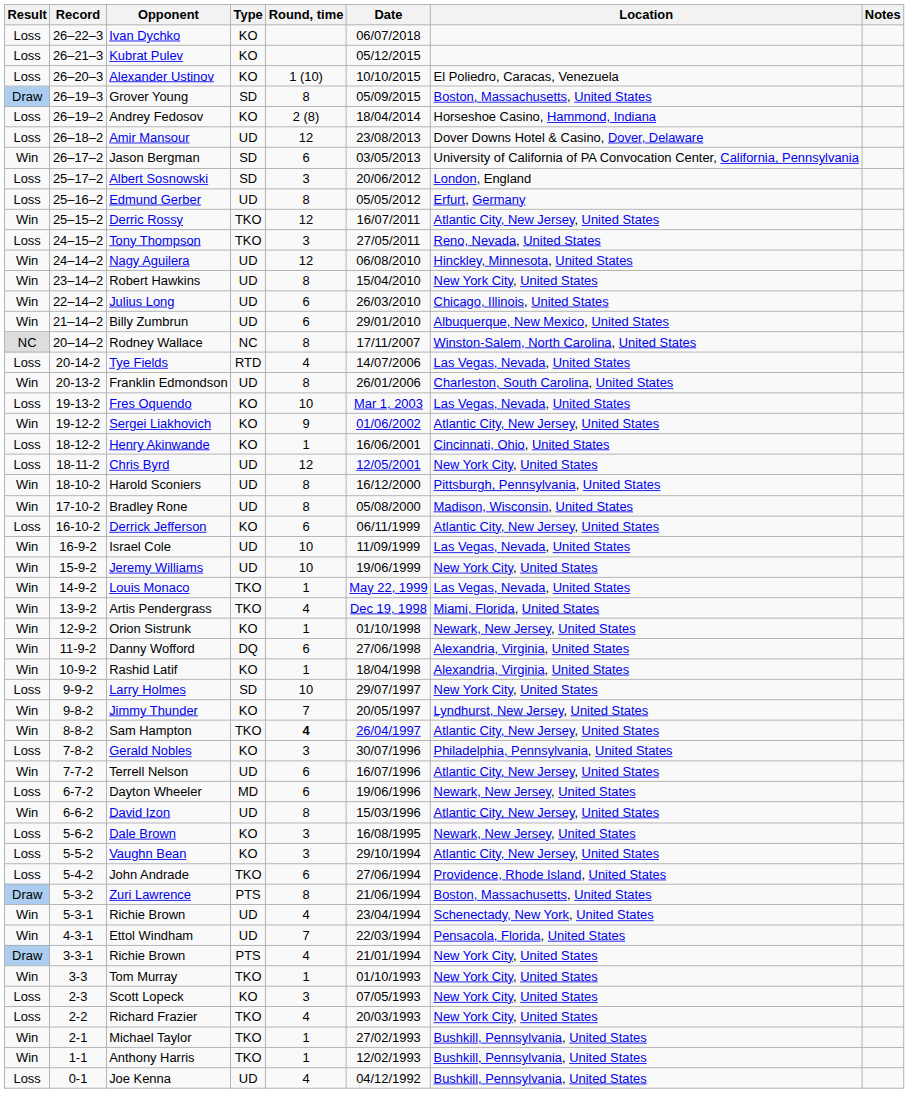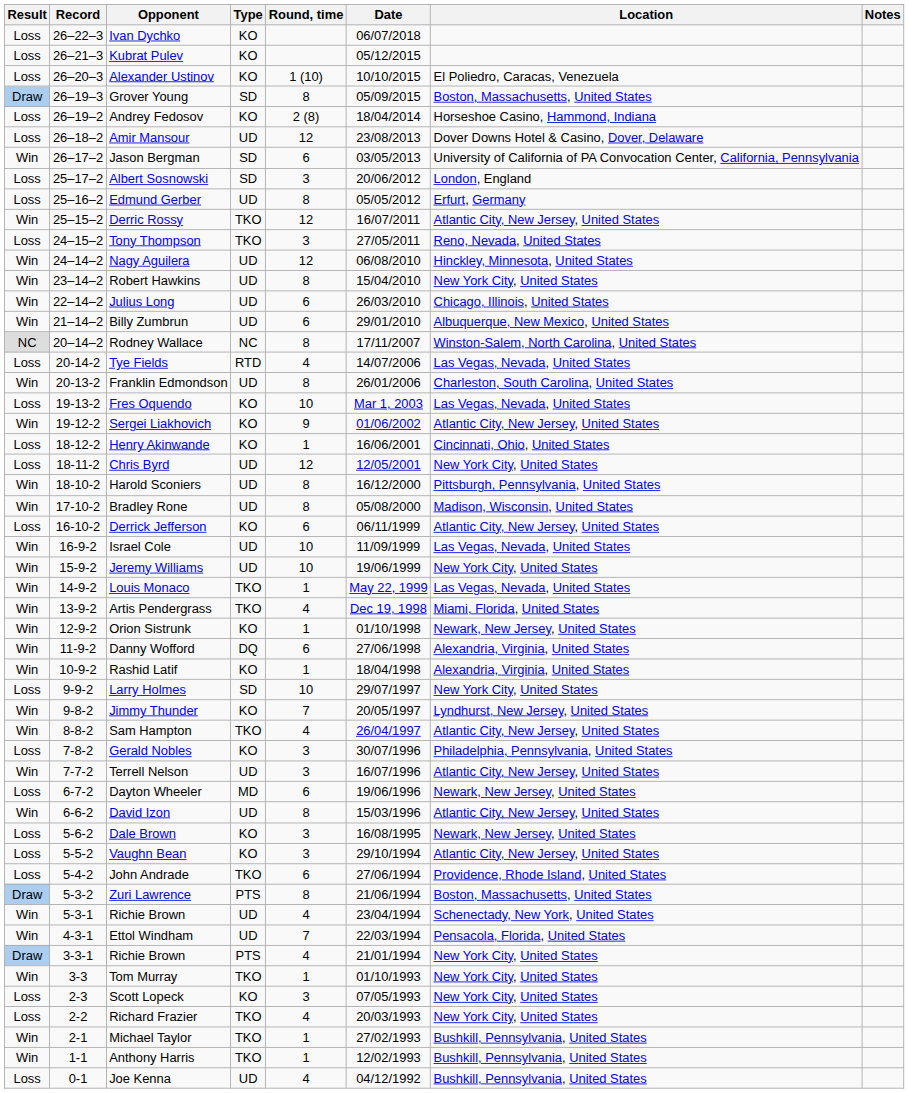(306, 731) bold -> (306, 731) normal
(306, 772) 6 -> (306, 772) 3
